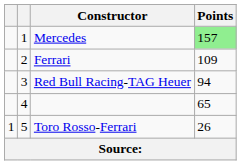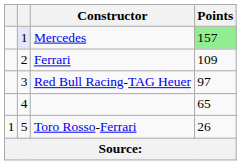(24, 37) no background -> (24, 37) lavender background
(204, 81) 94 -> (204, 81) 97
